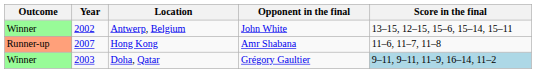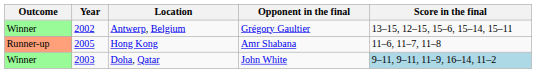(264, 28) John White -> (276, 28) Grégory Gaultier
(84, 44) 2007 -> (84, 44) 2005
(276, 60) Grégory Gaultier -> (264, 60) John White
